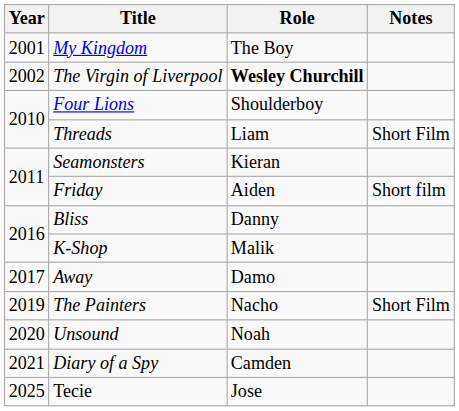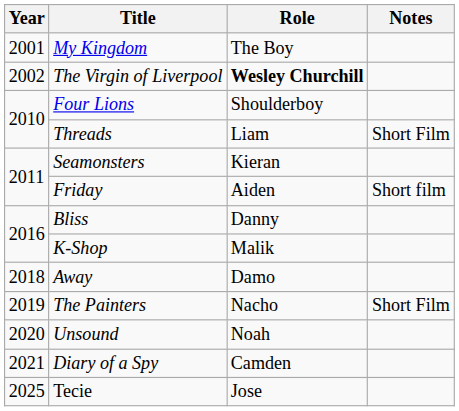(27, 276) 2017 -> (27, 276) 2018
